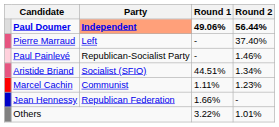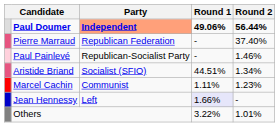(89, 41) Left -> (128, 41) Republican Federation
(128, 100) Republican Federation -> (89, 100) Left
(207, 100) no background -> (207, 100) lavender background
